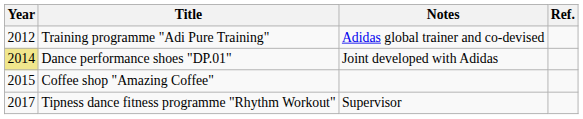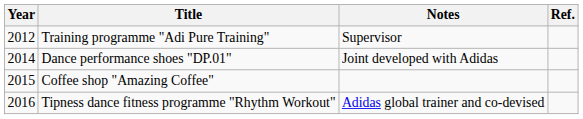(443, 37) Adidas global trainer and co-devised -> (372, 37) Supervisor
(21, 59) khaki background -> (21, 59) no background
(21, 102) 2017 -> (21, 102) 2016
(372, 102) Supervisor -> (443, 102) Adidas global trainer and co-devised
